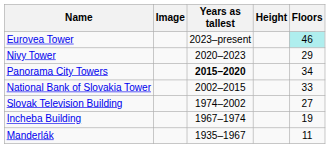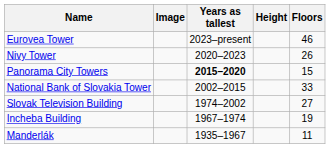(307, 39) paleturquoise background -> (307, 39) no background
(307, 55) 29 -> (307, 55) 26
(307, 71) 34 -> (307, 71) 15
